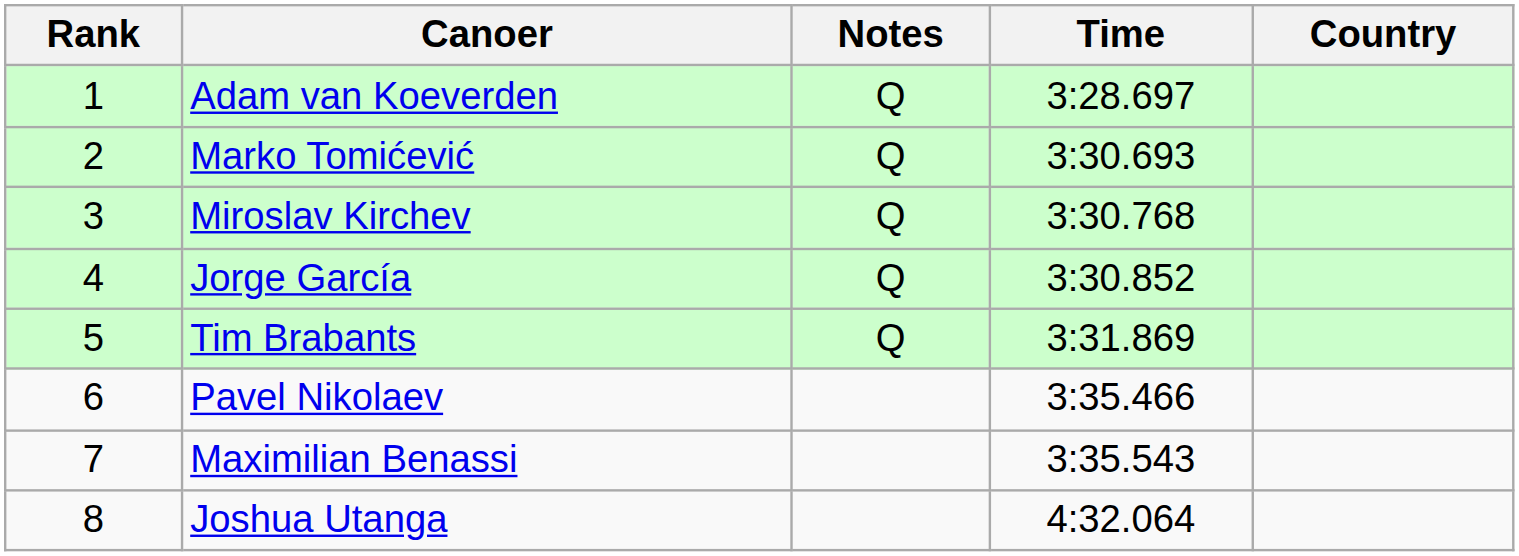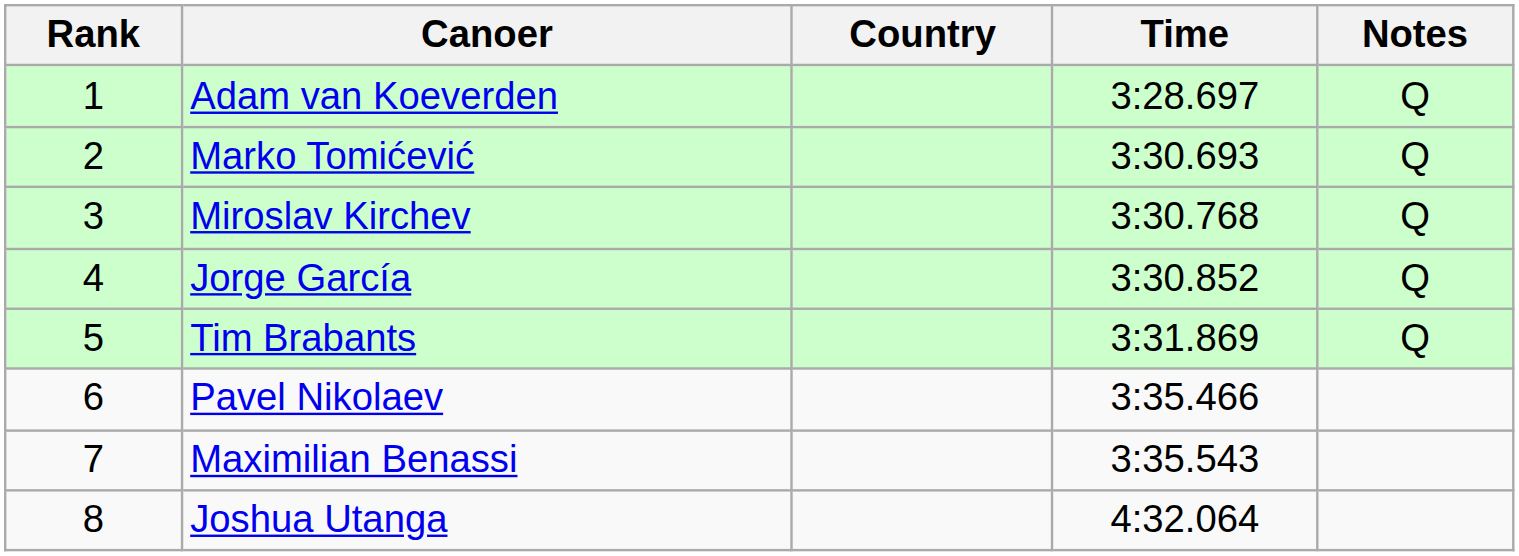columns swapped: (1383, 34) <-> (891, 34)
